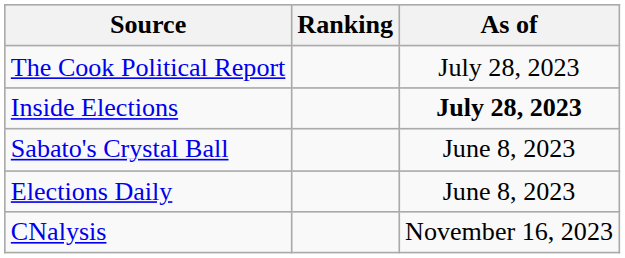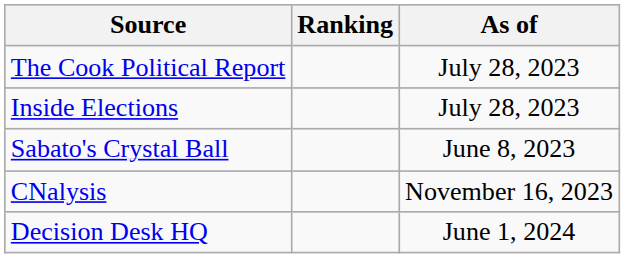(509, 107) bold -> (509, 107) normal
- row: (92, 190)
+ row: (109, 231)
